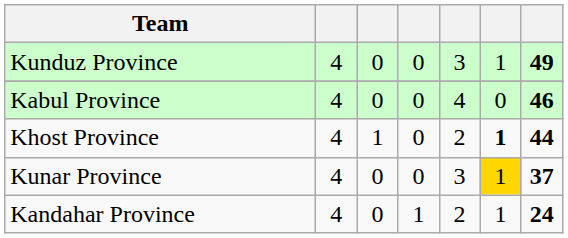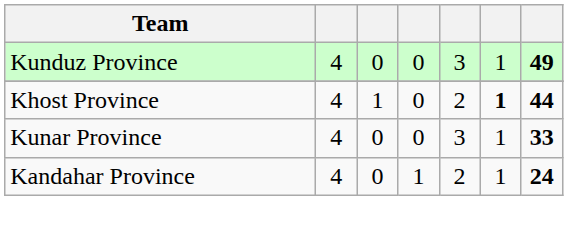- row: (85, 99)
(501, 175) gold background -> (501, 137) no background
(542, 175) 37 -> (542, 137) 33
